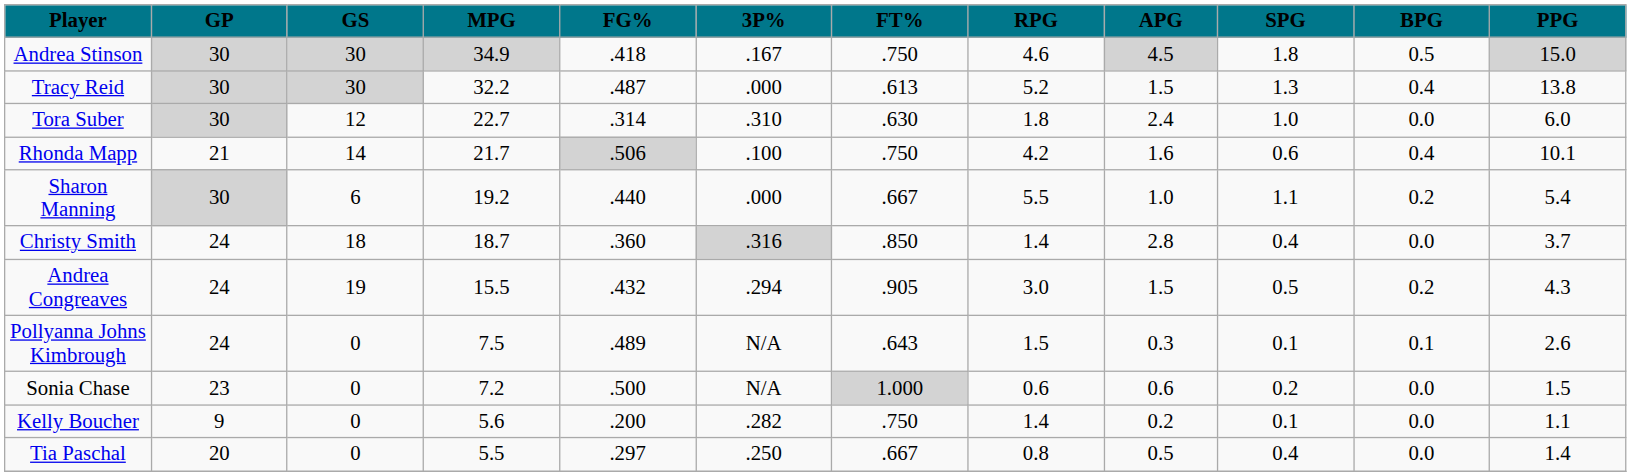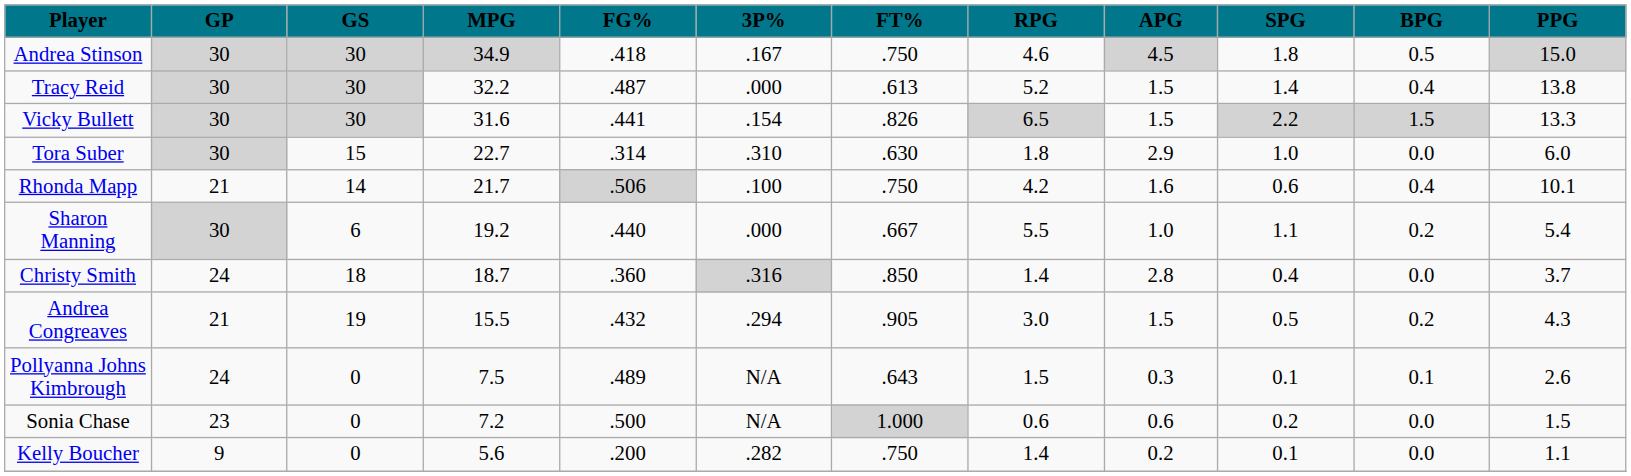(1285, 86) 1.3 -> (1285, 86) 1.4
+ row: (78, 119)
(355, 119) 12 -> (355, 152) 15
(1161, 119) 2.4 -> (1161, 152) 2.9
(219, 287) 24 -> (219, 319) 21
- row: (78, 454)
